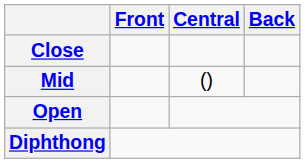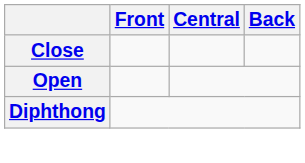- row: (57, 81)
